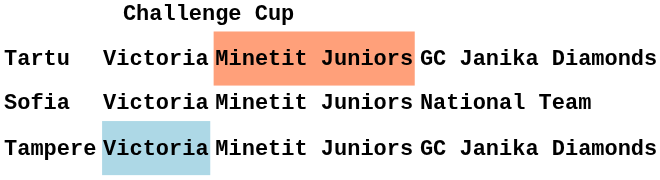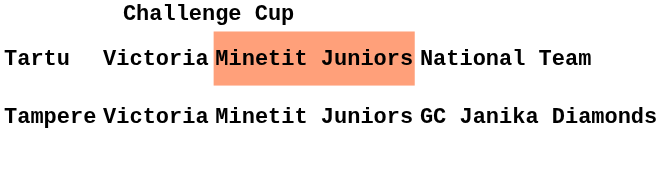(539, 59) GC Janika Diamonds -> (506, 59) National Team
- row: (37, 103)
(156, 148) lightblue background -> (156, 116) no background
